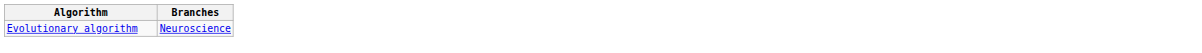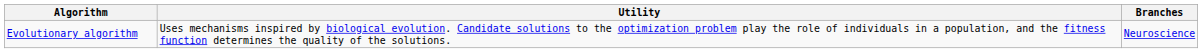+ column: (639, 12)
